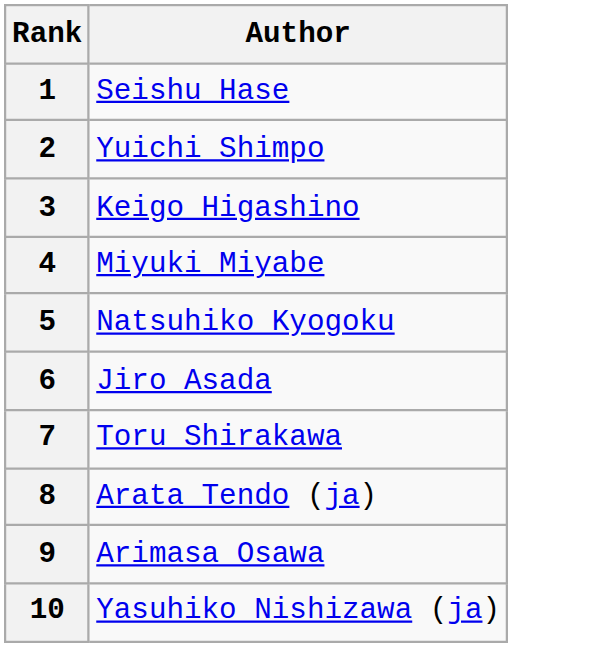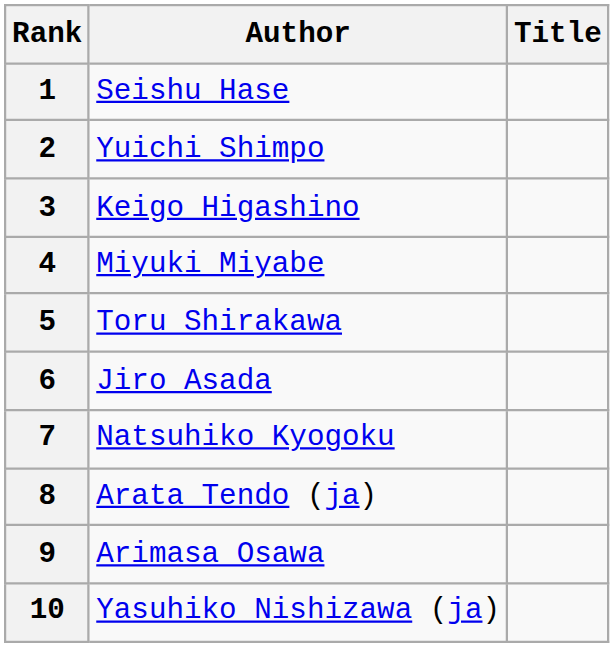+ column: (558, 33)
(245, 322) Natsuhiko Kyogoku -> (219, 322) Toru Shirakawa
(219, 438) Toru Shirakawa -> (245, 438) Natsuhiko Kyogoku
